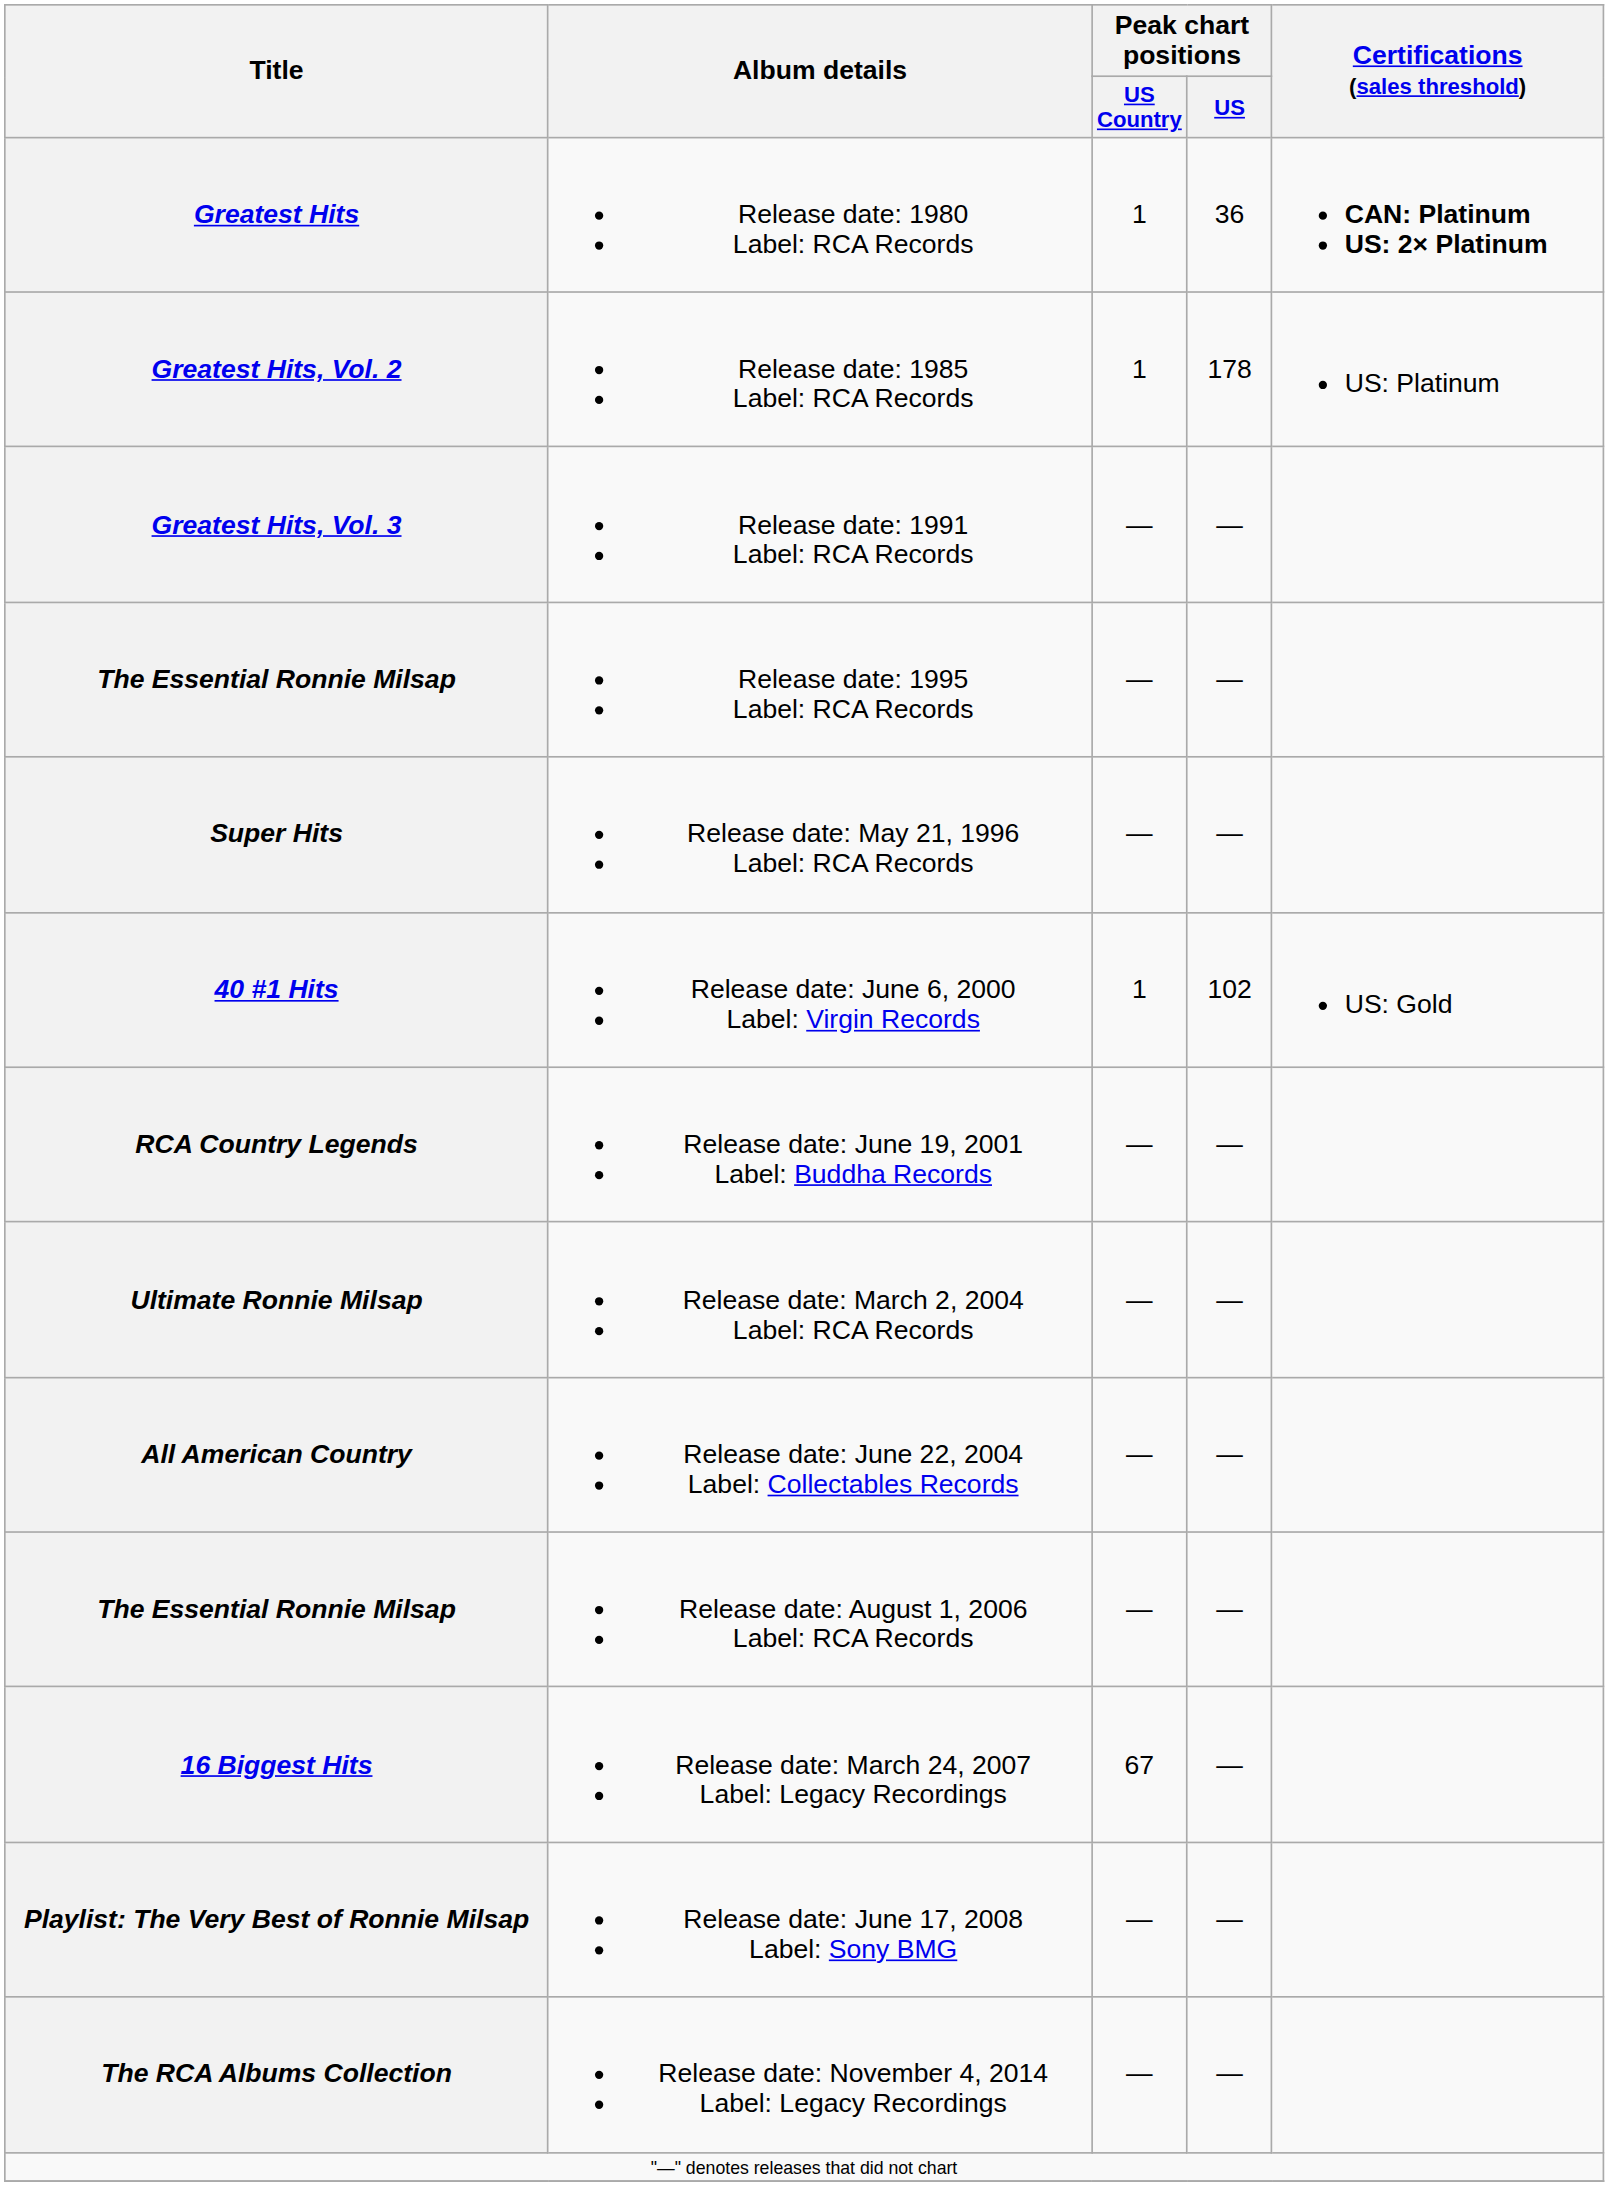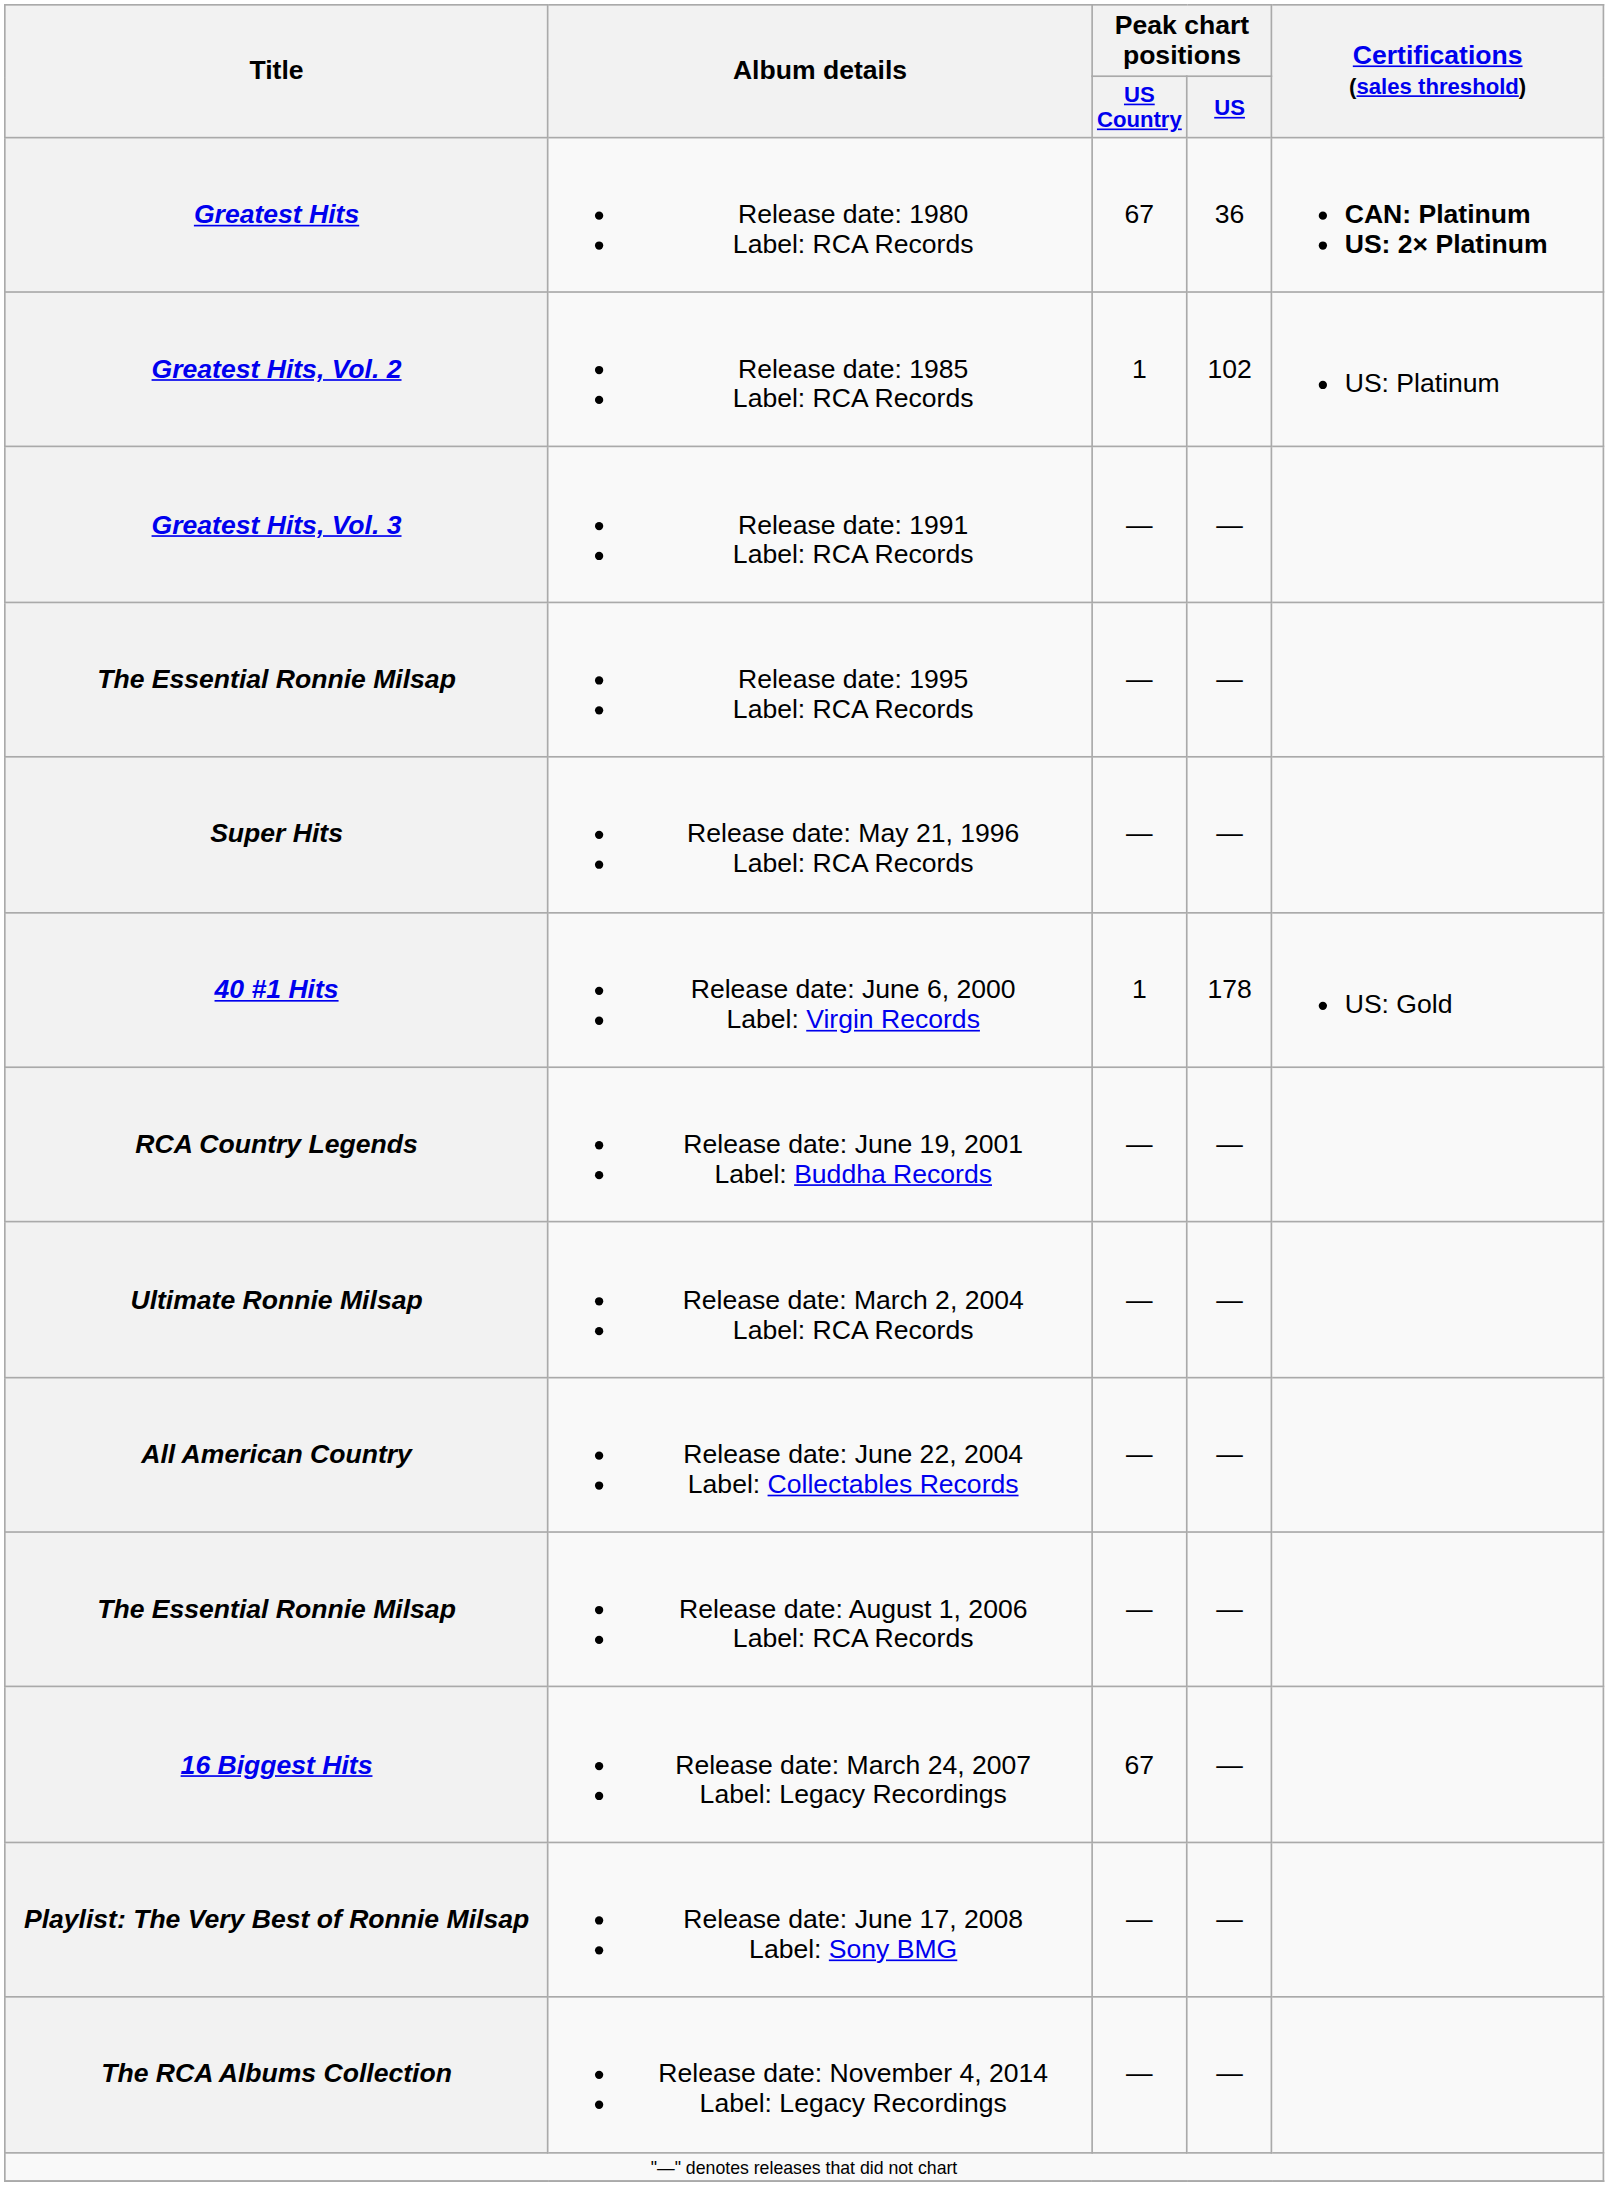(1139, 214) 1 -> (1139, 214) 67
(1230, 369) 178 -> (1230, 369) 102
(1230, 989) 102 -> (1230, 989) 178
